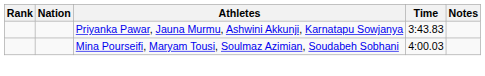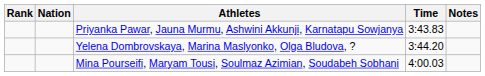+ row: (216, 47)
